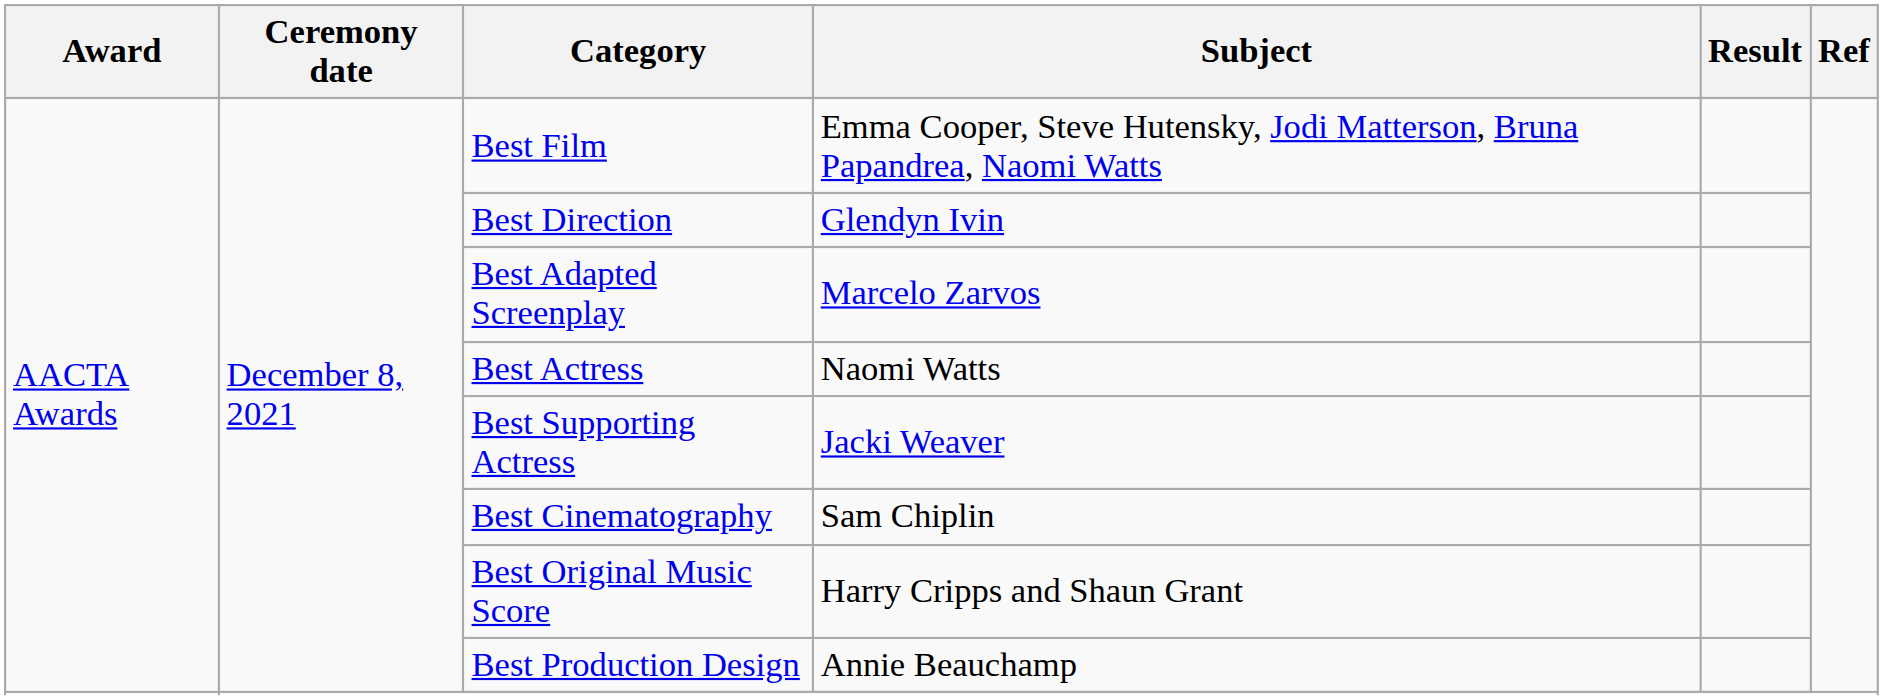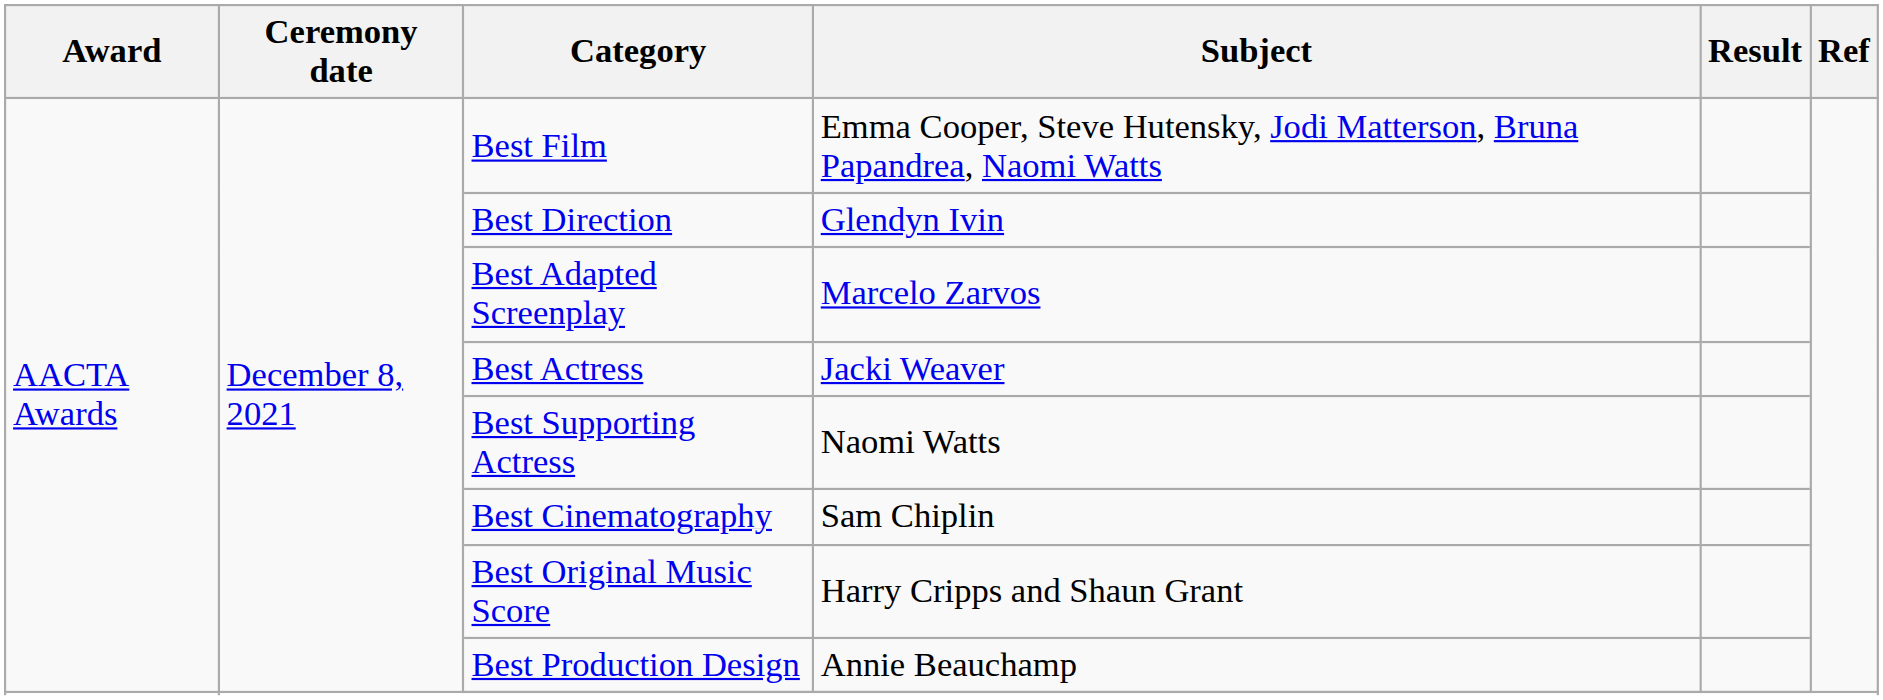(911, 367) Naomi Watts -> (913, 367) Jacki Weaver
(913, 442) Jacki Weaver -> (911, 442) Naomi Watts
